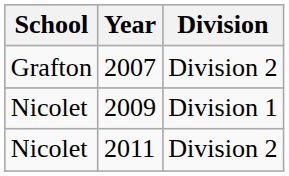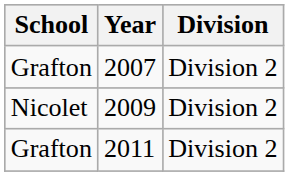(223, 107) Division 1 -> (223, 107) Division 2
(49, 149) Nicolet -> (51, 149) Grafton
